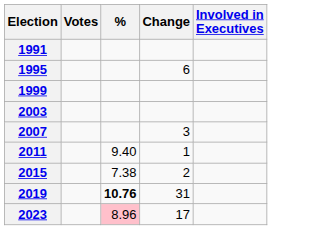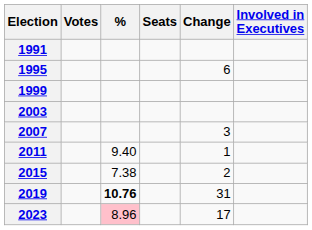+ column: (160, 22)
